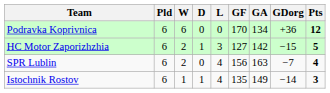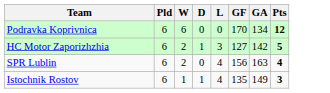- column: (288, 12)
